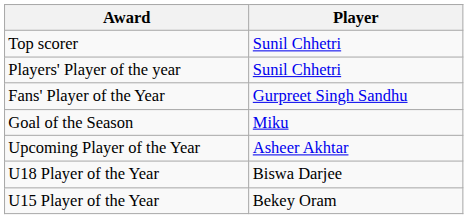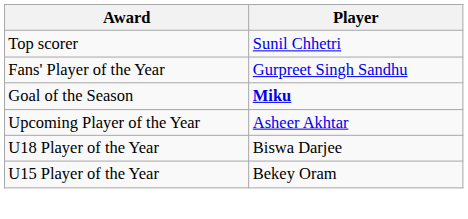- row: (94, 69)
(271, 122) normal -> (272, 95) bold
